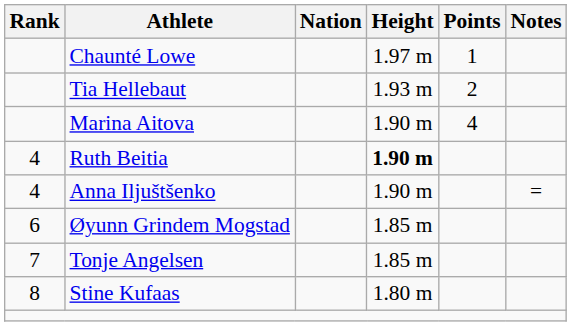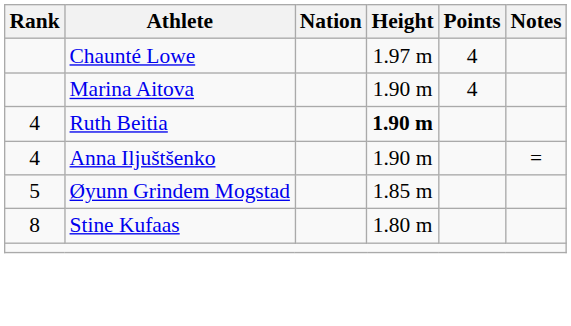(472, 55) 1 -> (472, 55) 4
- row: (128, 89)
(35, 225) 6 -> (35, 191) 5
- row: (136, 259)
